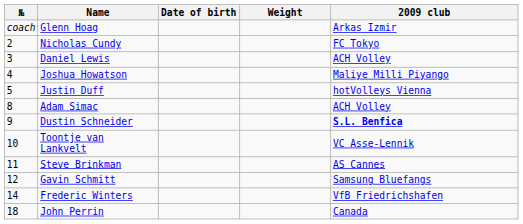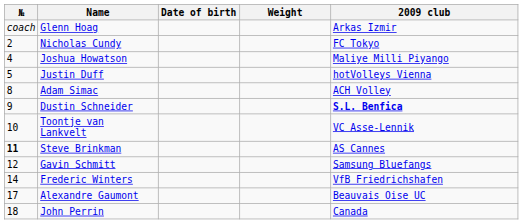- row: (75, 59)
(12, 164) normal -> (12, 149) bold
+ row: (89, 196)
